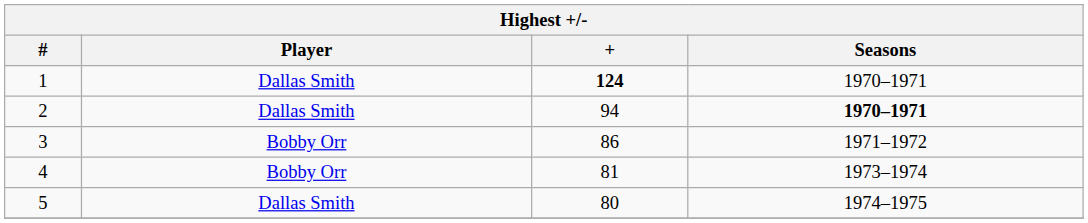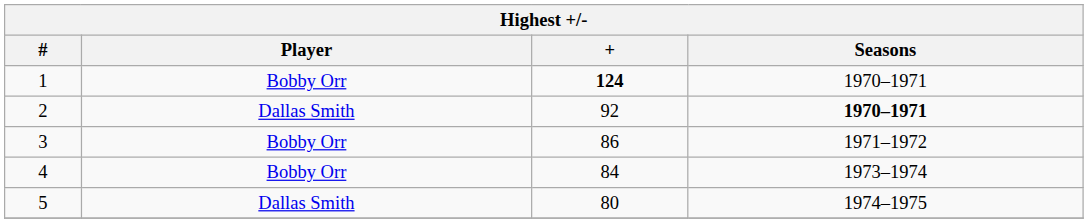(306, 81) Dallas Smith -> (306, 81) Bobby Orr
(610, 111) 94 -> (610, 111) 92
(610, 172) 81 -> (610, 172) 84
